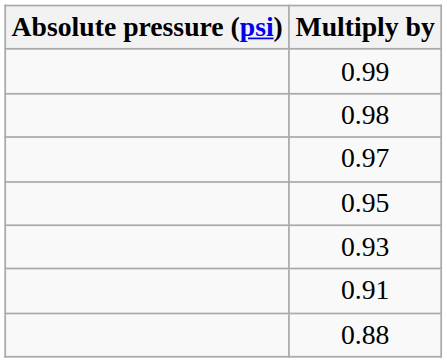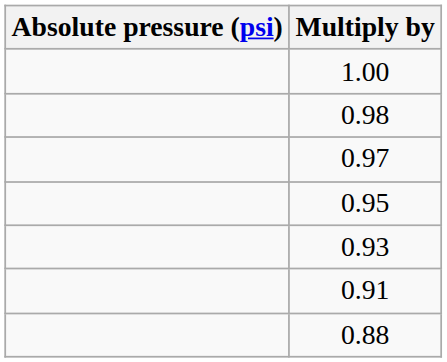+ row: (365, 71)
- row: (365, 71)
